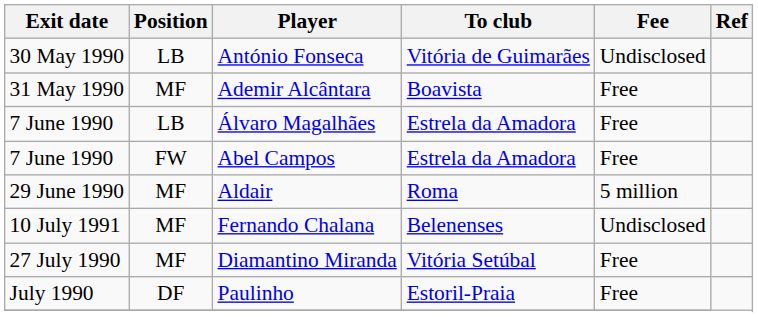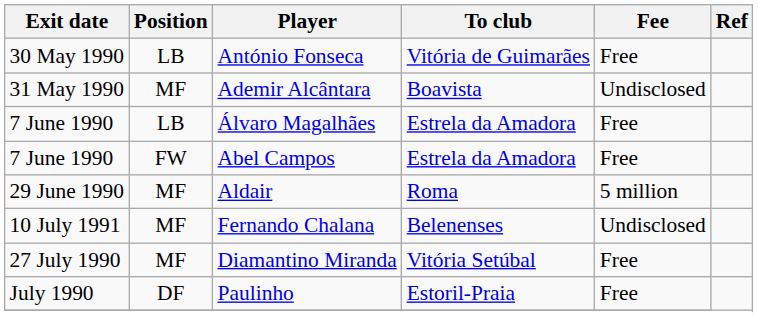(653, 55) Undisclosed -> (619, 55) Free
(619, 89) Free -> (653, 89) Undisclosed
